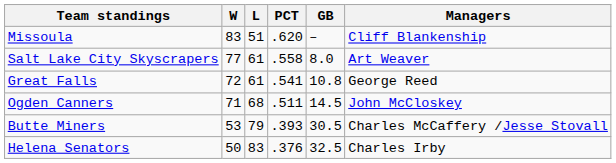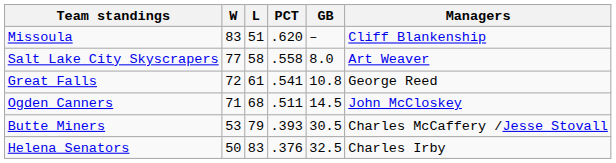(256, 60) 61 -> (256, 60) 58
